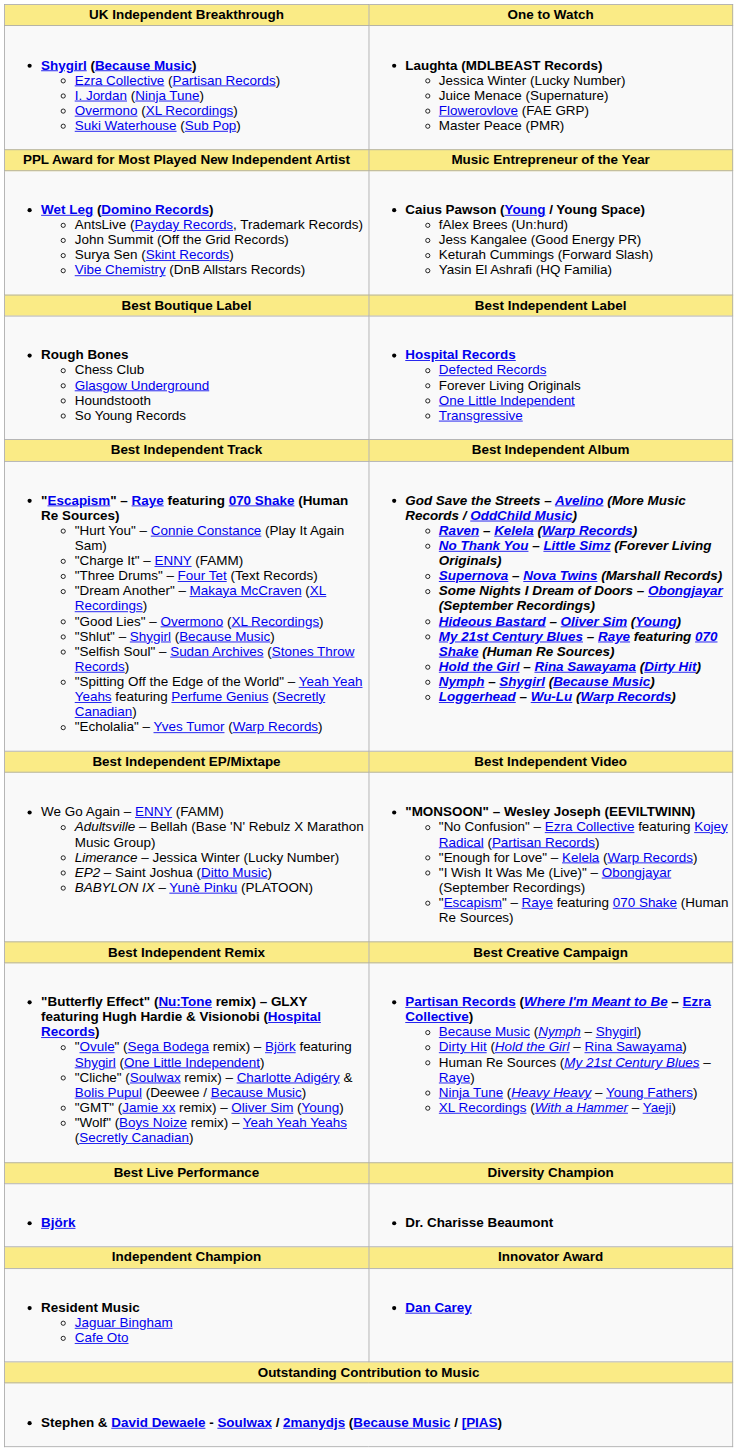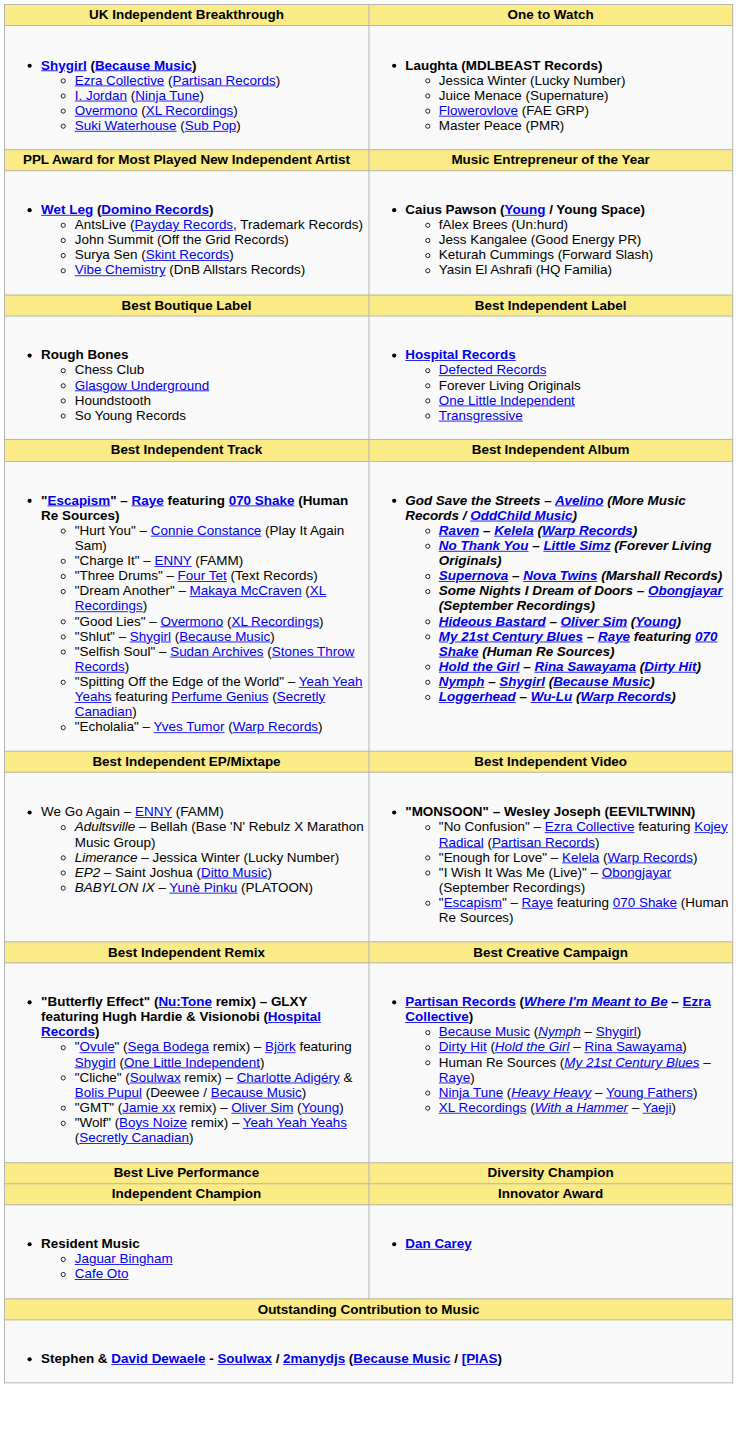- row: (186, 1223)
